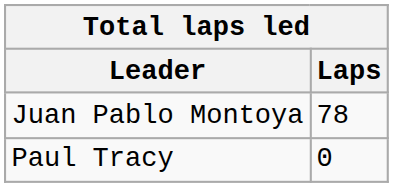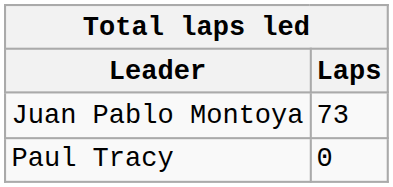(333, 115) 78 -> (333, 115) 73
